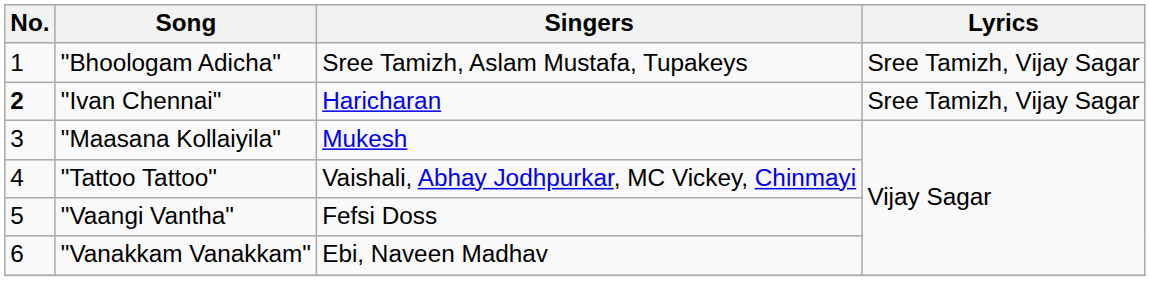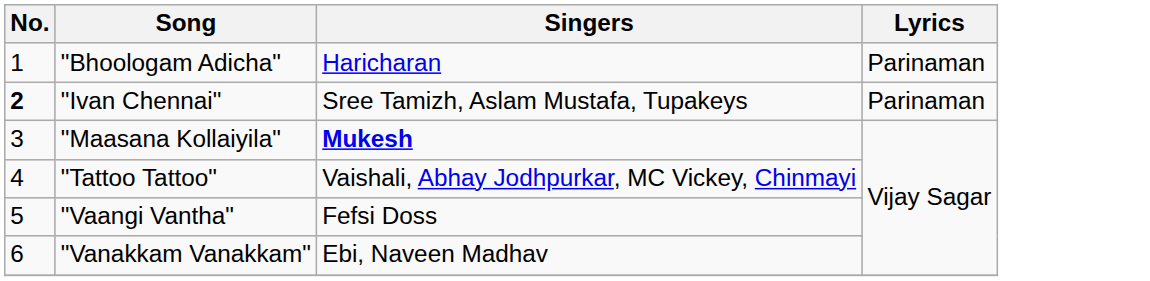(535, 62) Sree Tamizh, Aslam Mustafa, Tupakeys -> (382, 62) Haricharan
(1003, 62) Sree Tamizh, Vijay Sagar -> (926, 62) Parinaman
(382, 100) Haricharan -> (535, 100) Sree Tamizh, Aslam Mustafa, Tupakeys
(1003, 100) Sree Tamizh, Vijay Sagar -> (926, 100) Parinaman
(365, 139) normal -> (367, 139) bold
